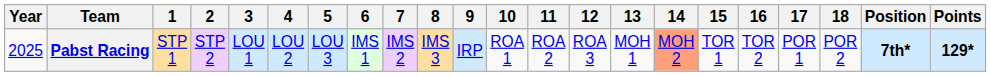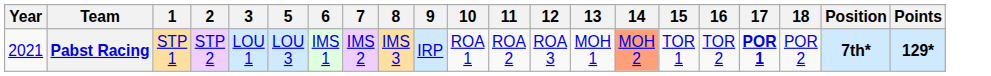- column: (288, 16)
(26, 50) 2025 -> (26, 50) 2021
(799, 50) normal -> (760, 50) bold
